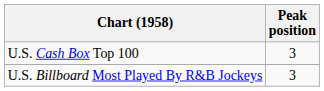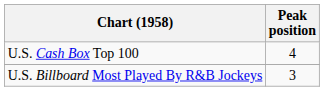(292, 53) 3 -> (292, 53) 4
